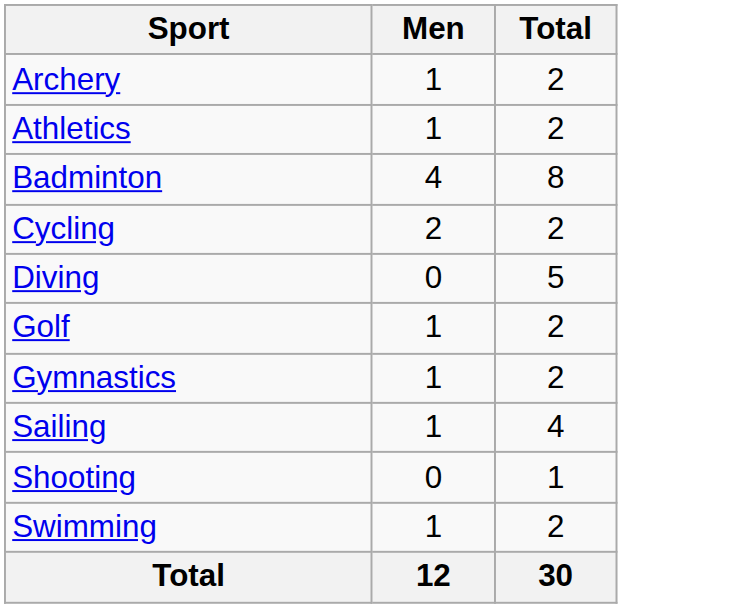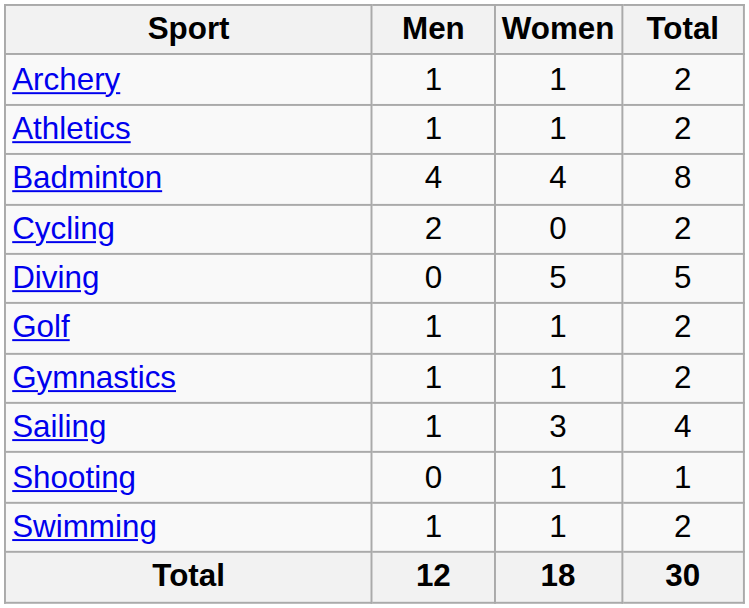+ column: (558, 29)
